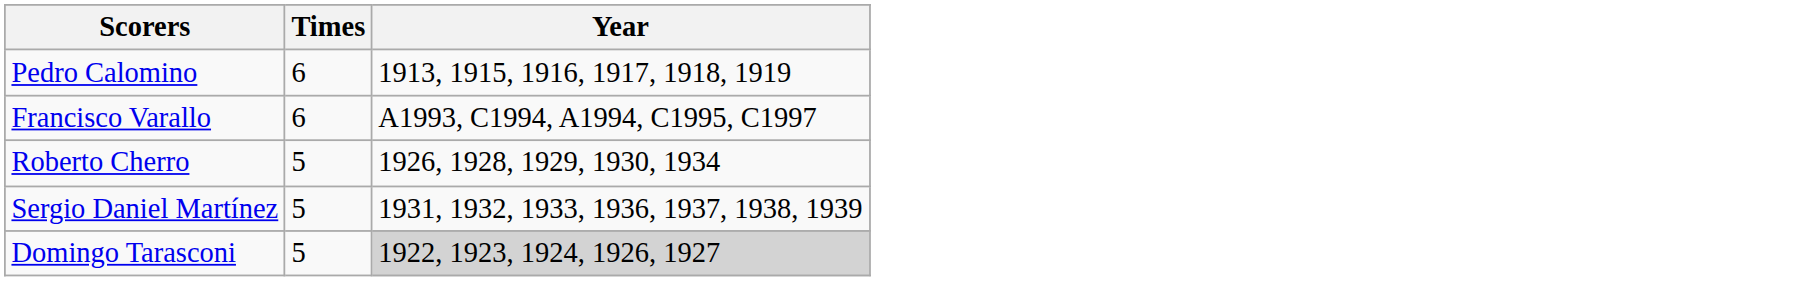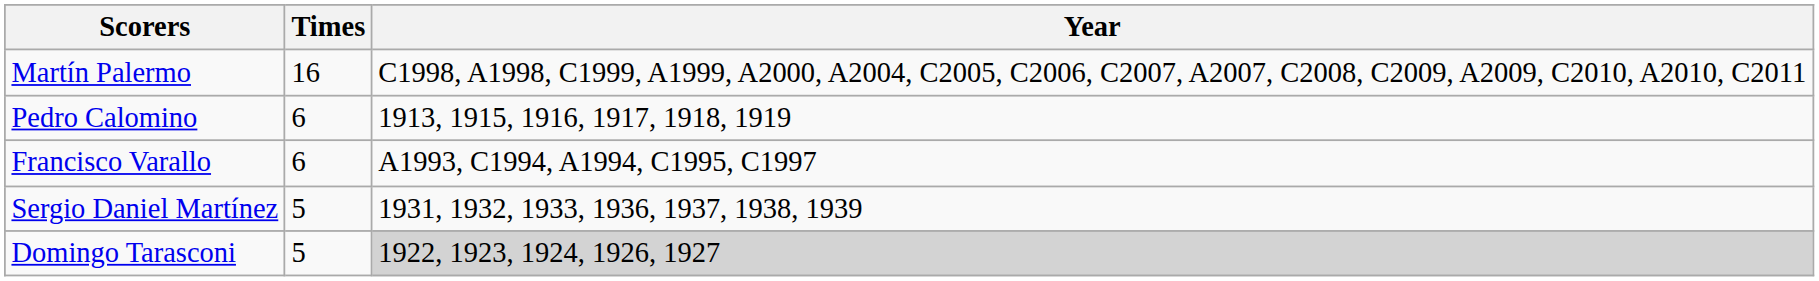+ row: (101, 72)
- row: (100, 162)
